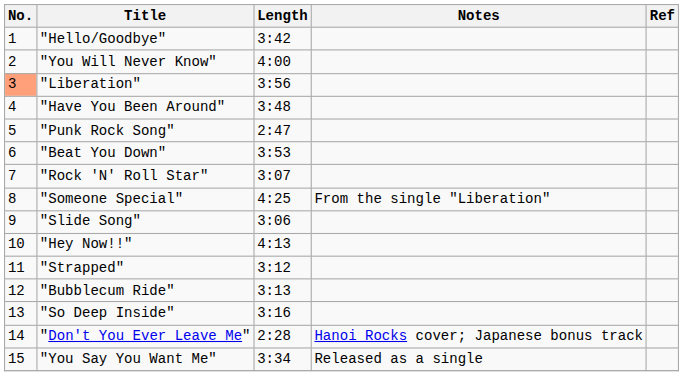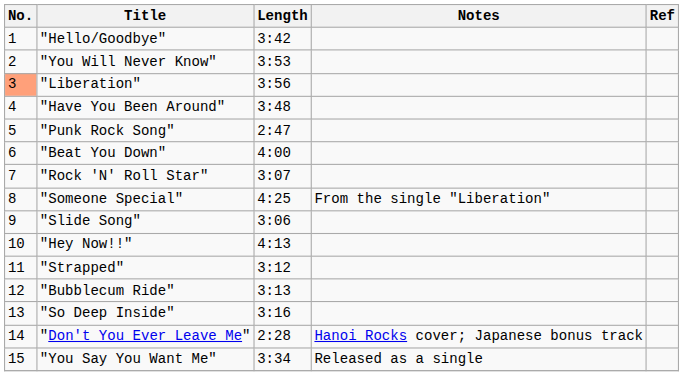(274, 62) 4:00 -> (274, 62) 3:53
(274, 153) 3:53 -> (274, 153) 4:00
